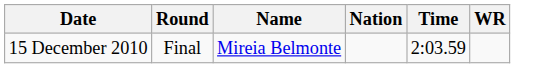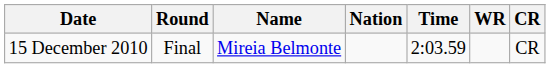+ column: (527, 18)
